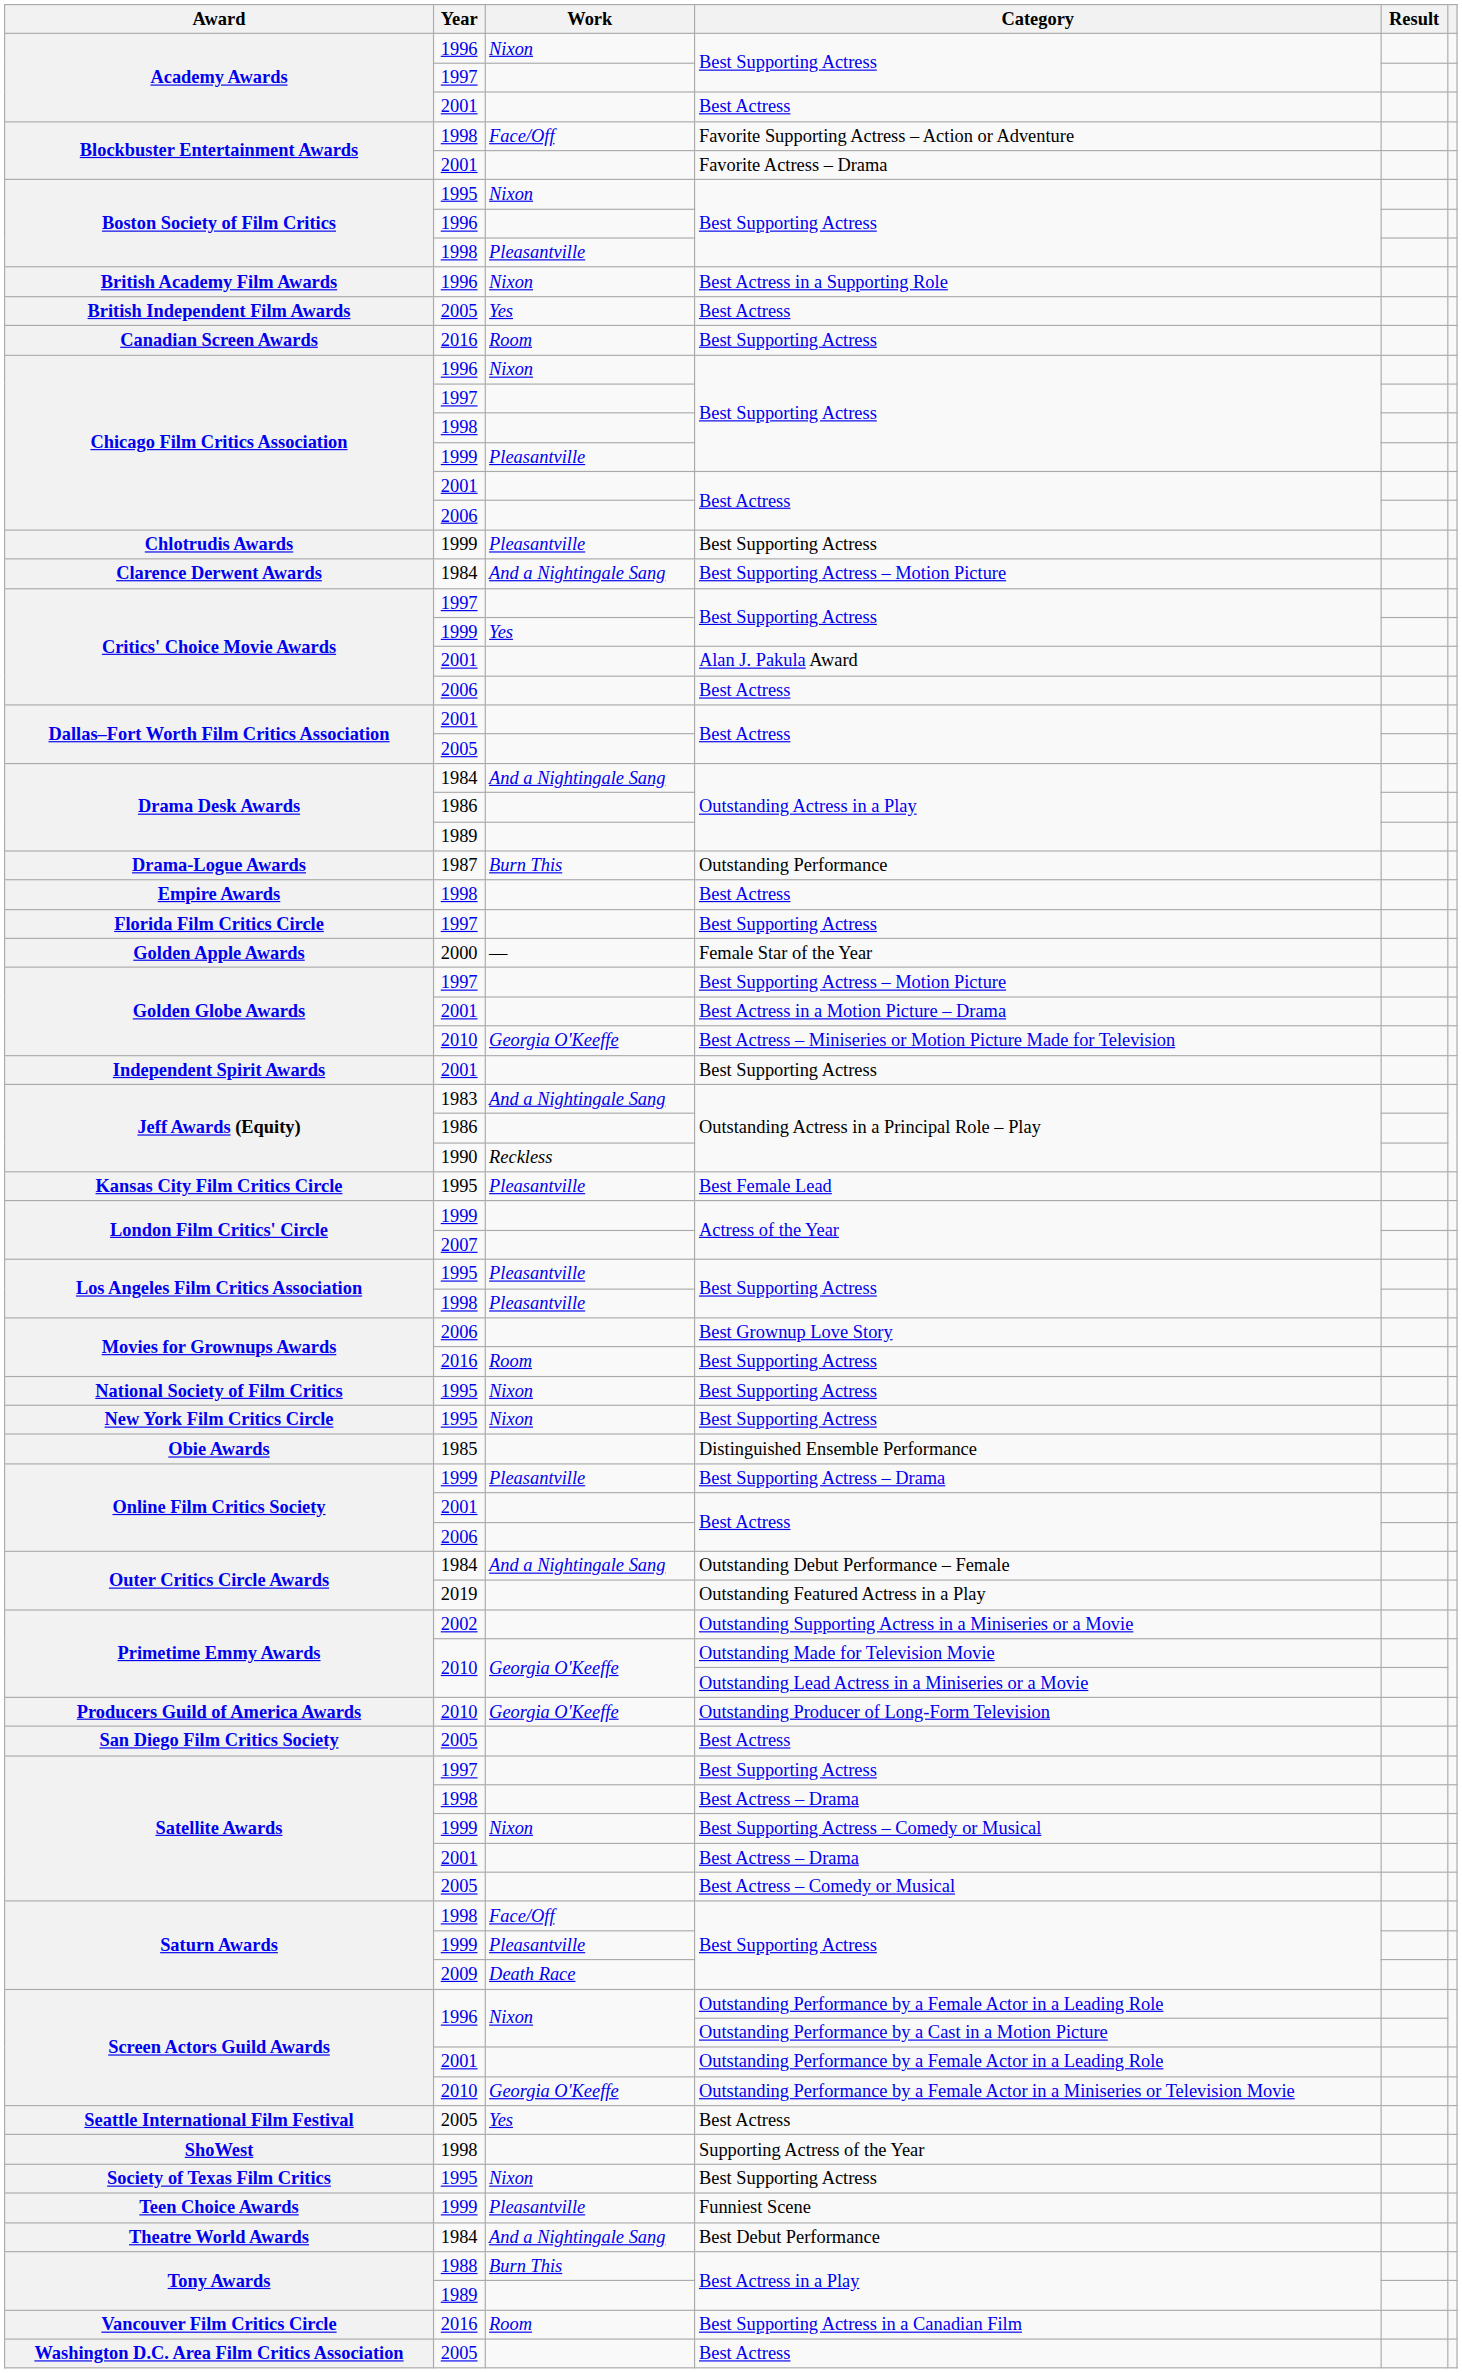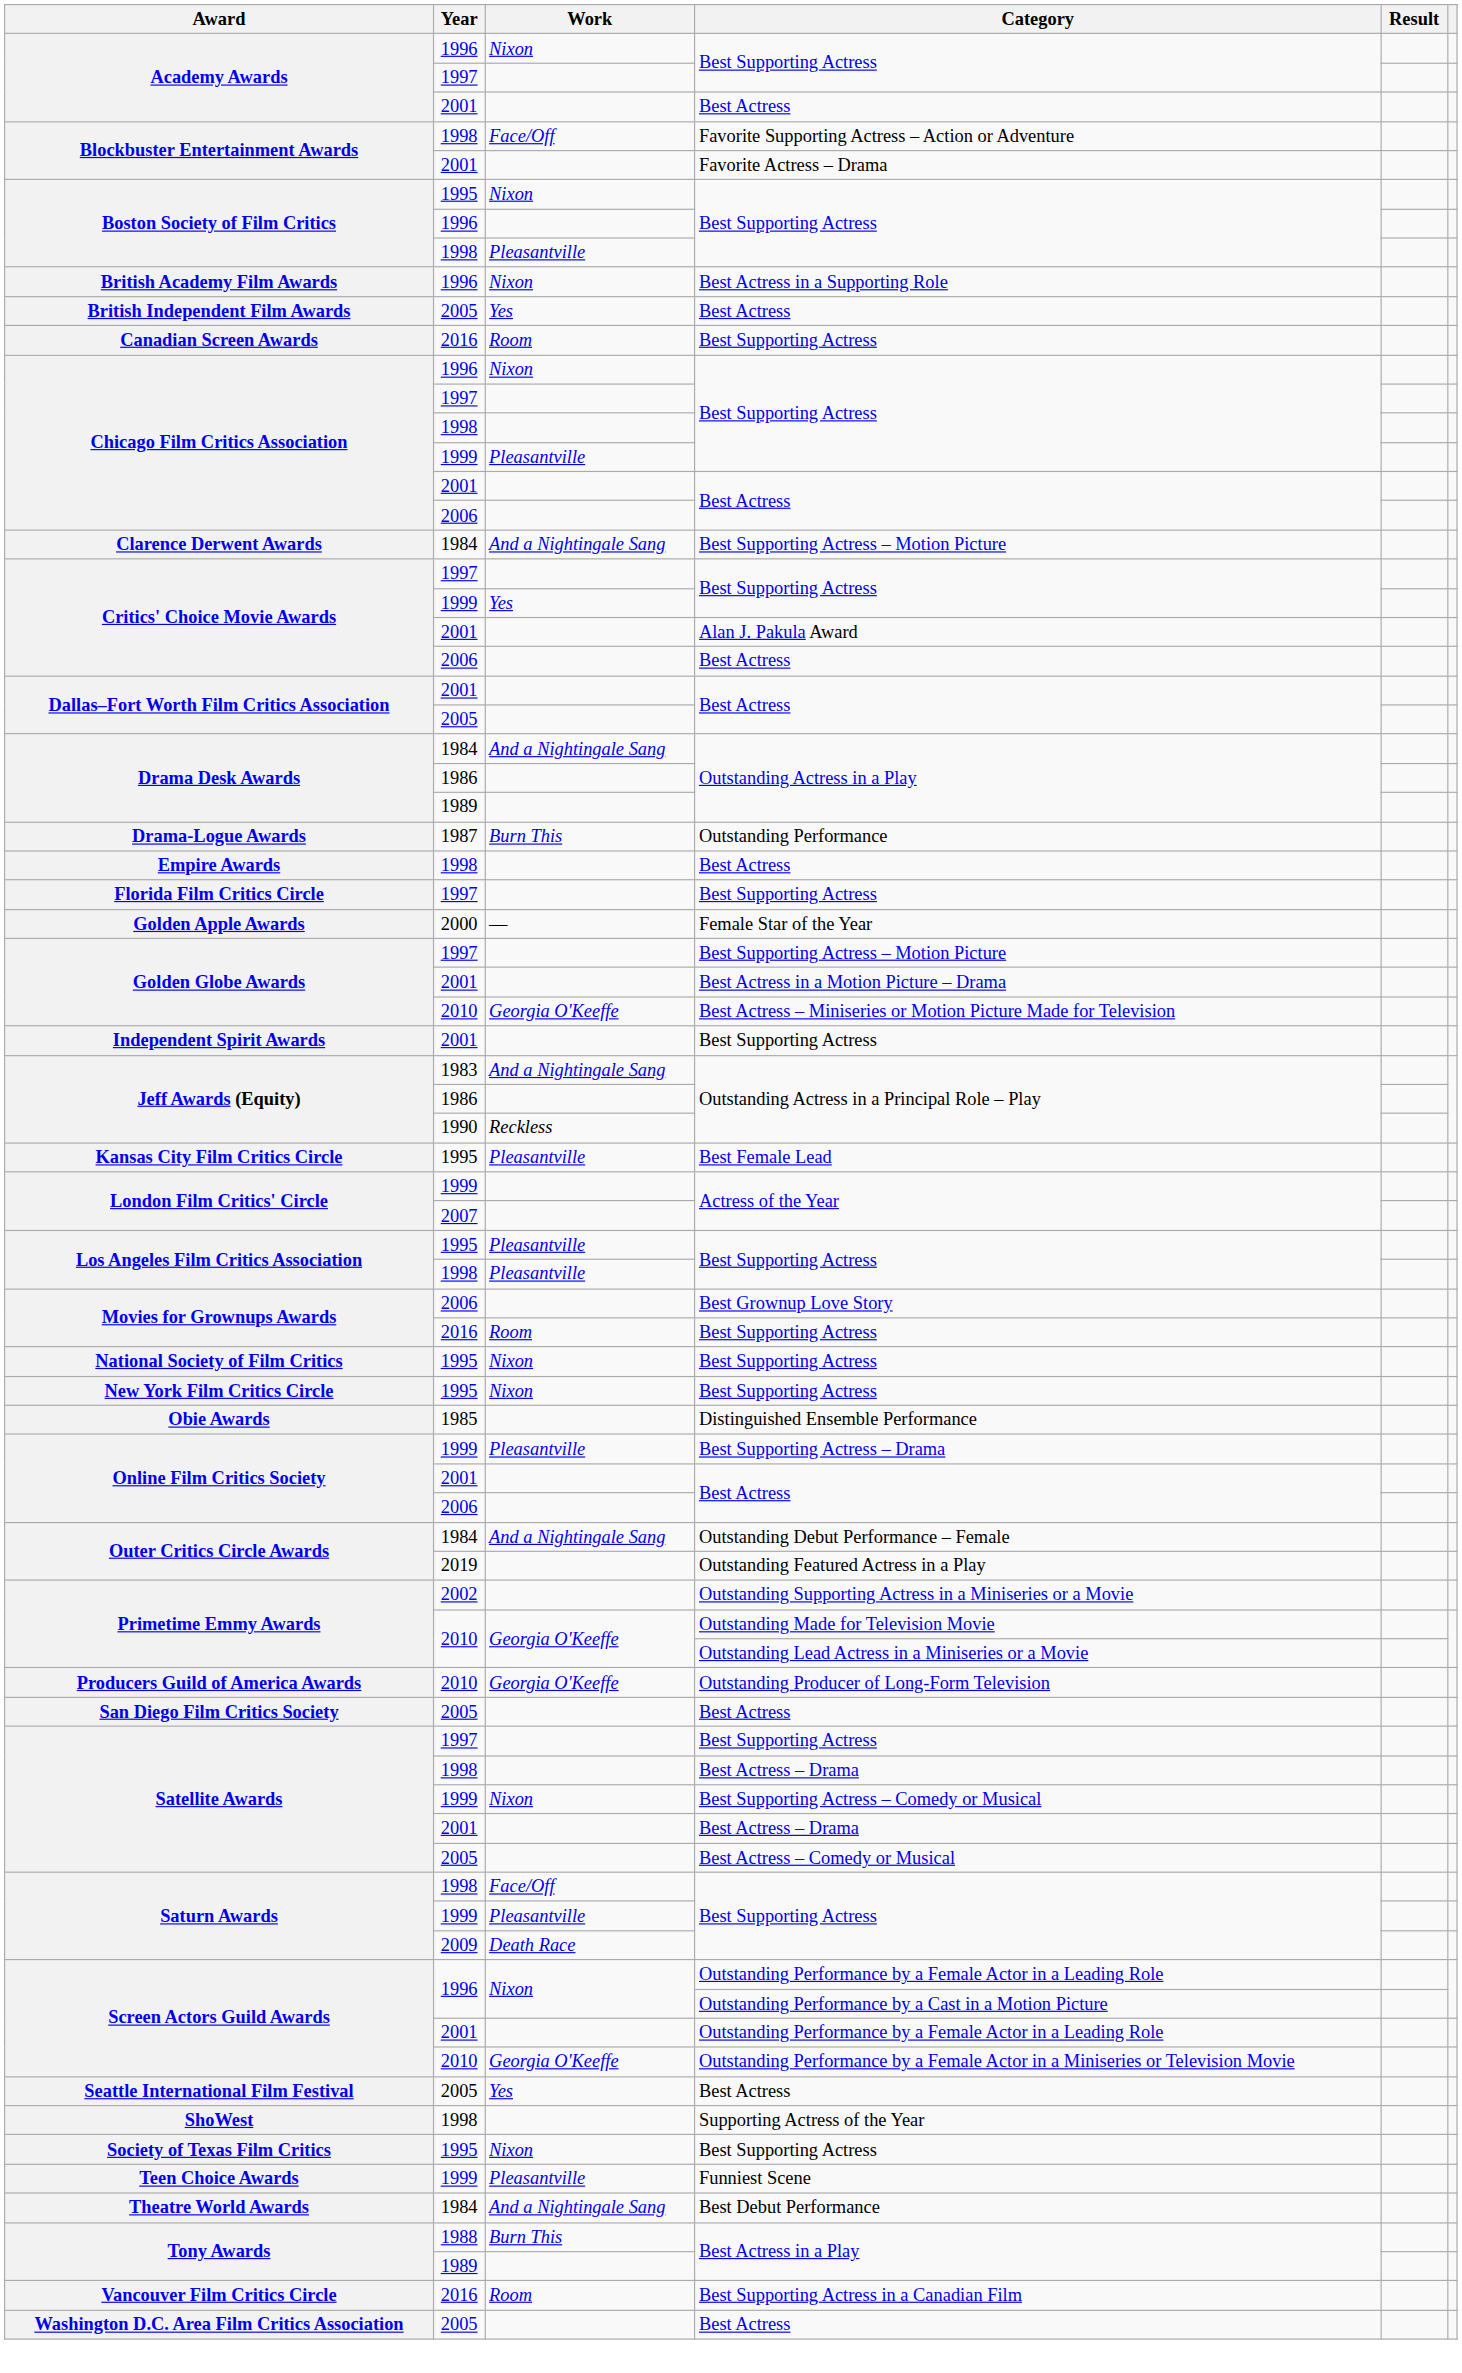- row: (219, 544)
